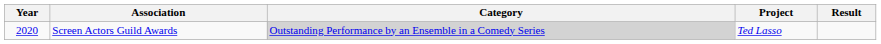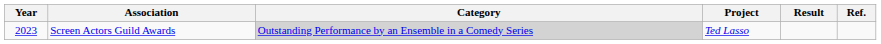+ column: (856, 13)
(27, 30) 2020 -> (26, 30) 2023
